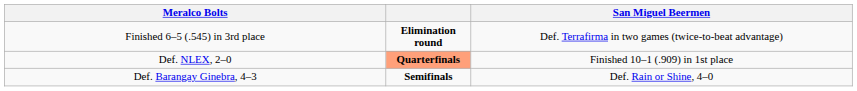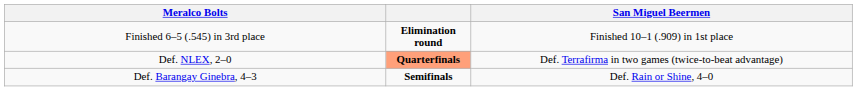(662, 36) Def. Terrafirma in two games (twice-to-beat advantage) -> (662, 36) Finished 10–1 (.909) in 1st place
(662, 59) Finished 10–1 (.909) in 1st place -> (662, 59) Def. Terrafirma in two games (twice-to-beat advantage)
